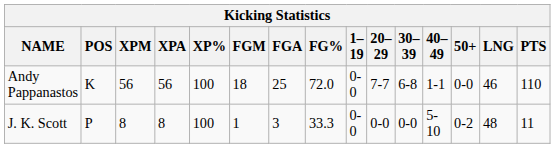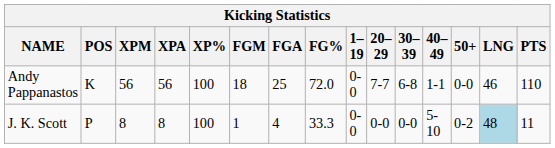(276, 123) 3 -> (276, 123) 4
(490, 123) no background -> (490, 123) lightblue background
